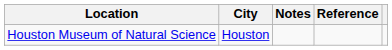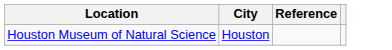- column: (293, 14)
